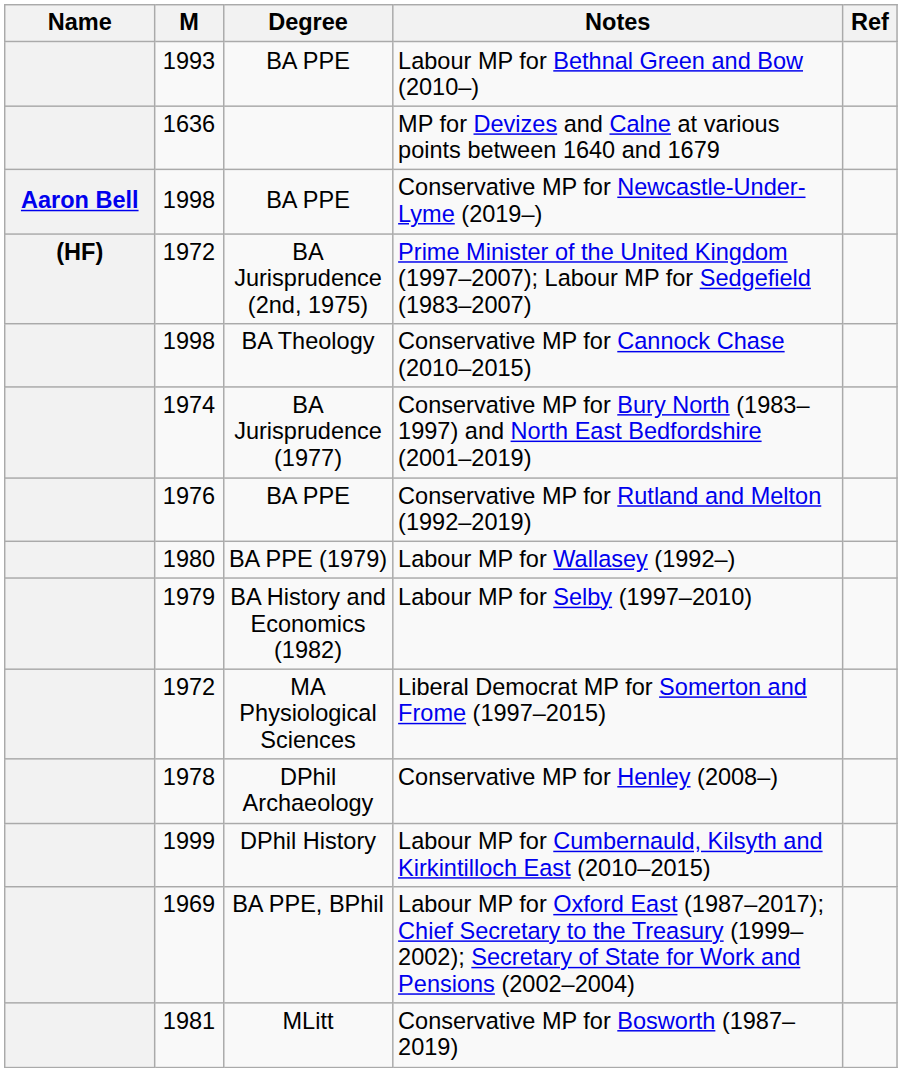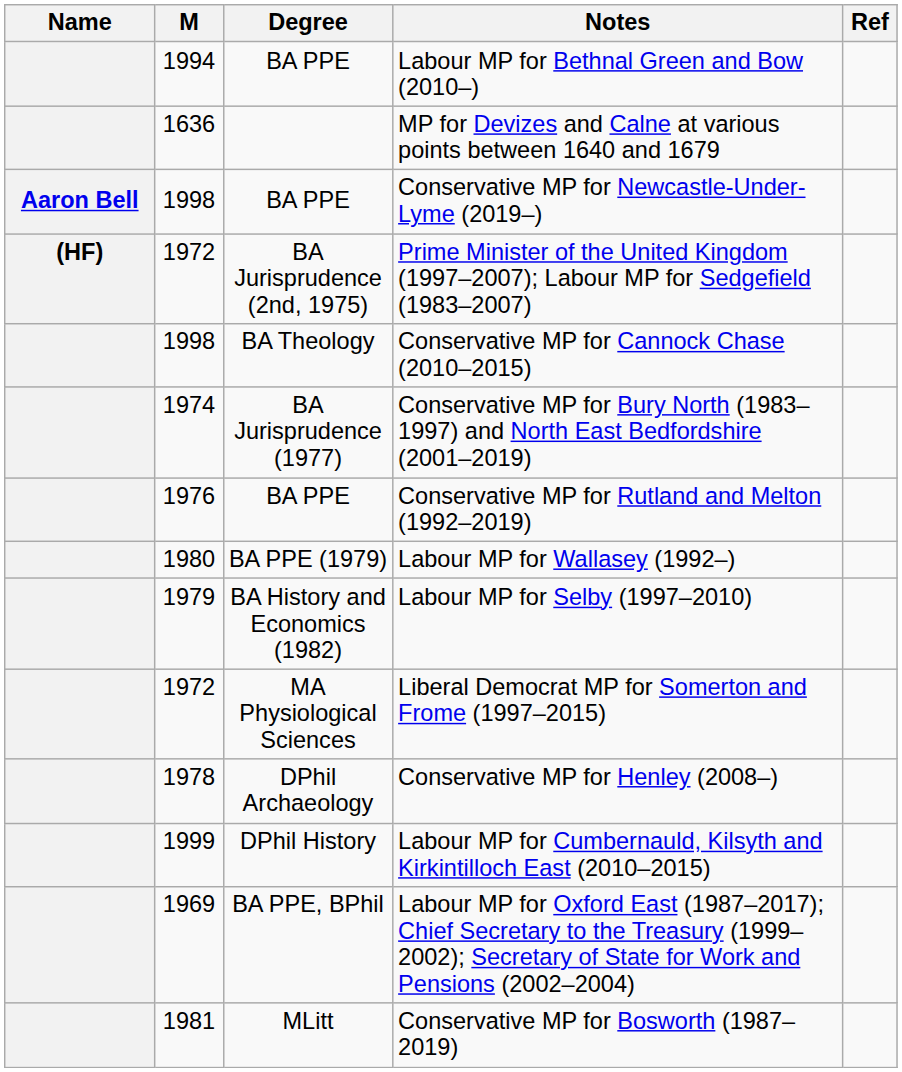(189, 60) 1993 -> (189, 60) 1994
